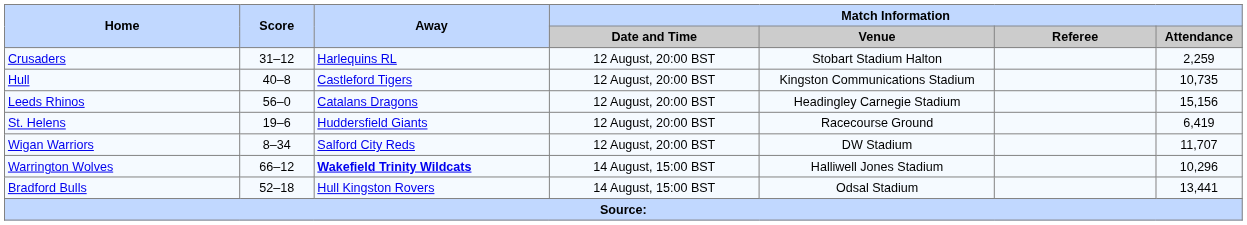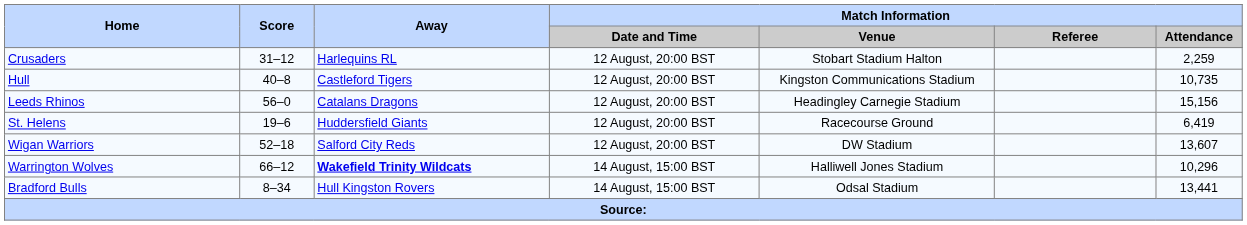(277, 145) 8–34 -> (277, 145) 52–18
(1199, 145) 11,707 -> (1199, 145) 13,607
(277, 188) 52–18 -> (277, 188) 8–34
